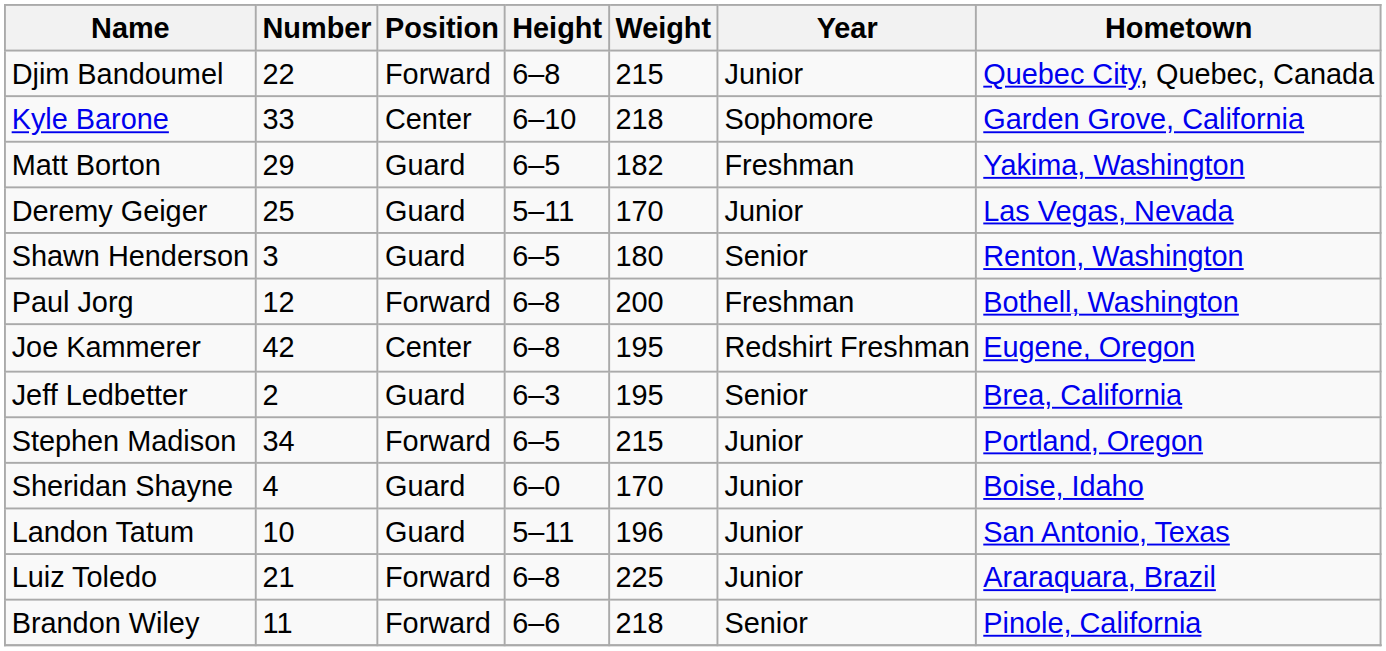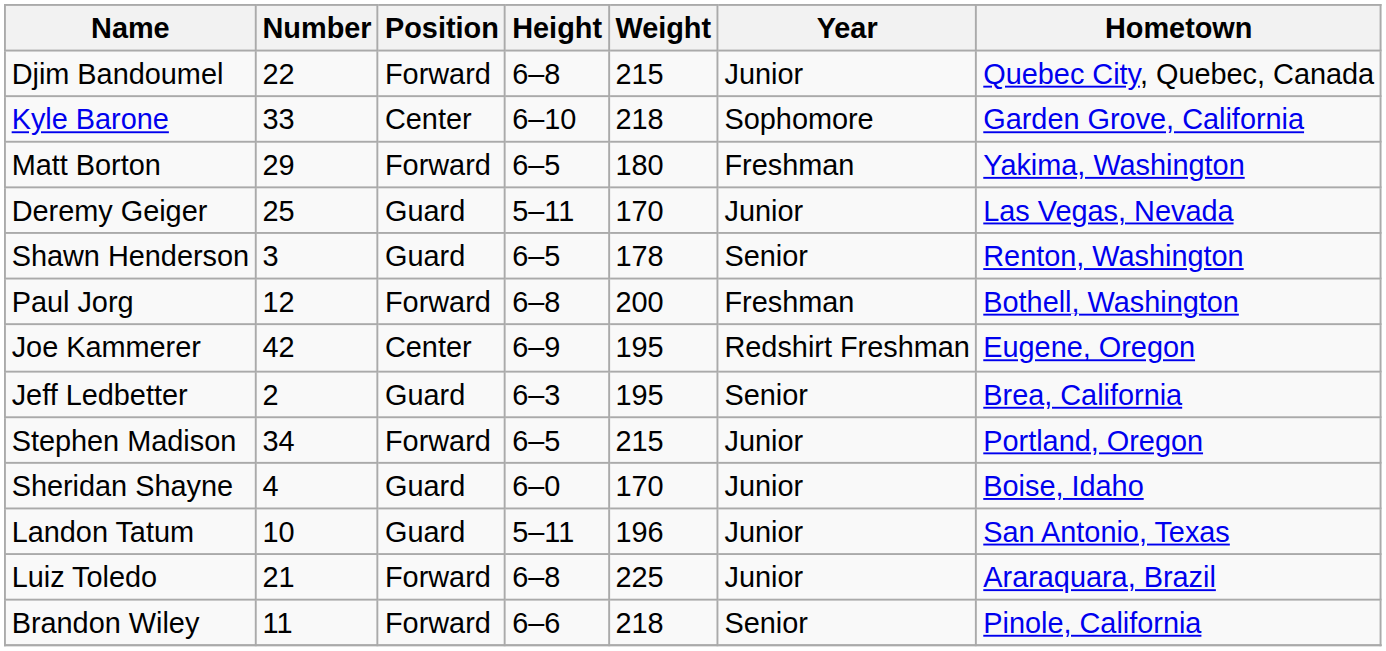(425, 165) Guard -> (438, 165) Forward
(639, 165) 182 -> (639, 165) 180
(639, 257) 180 -> (639, 257) 178
(536, 348) 6–8 -> (536, 348) 6–9
